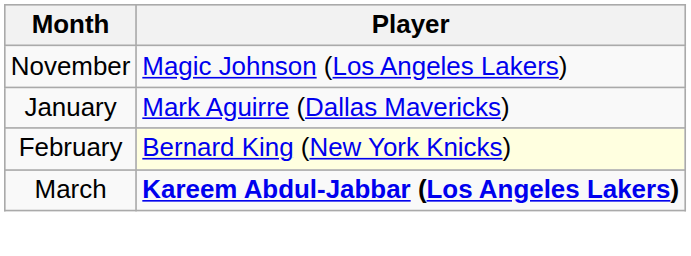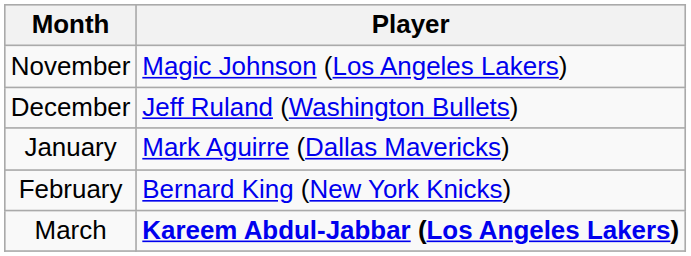+ row: (71, 107)
(327, 148) lightyellow background -> (327, 189) no background
